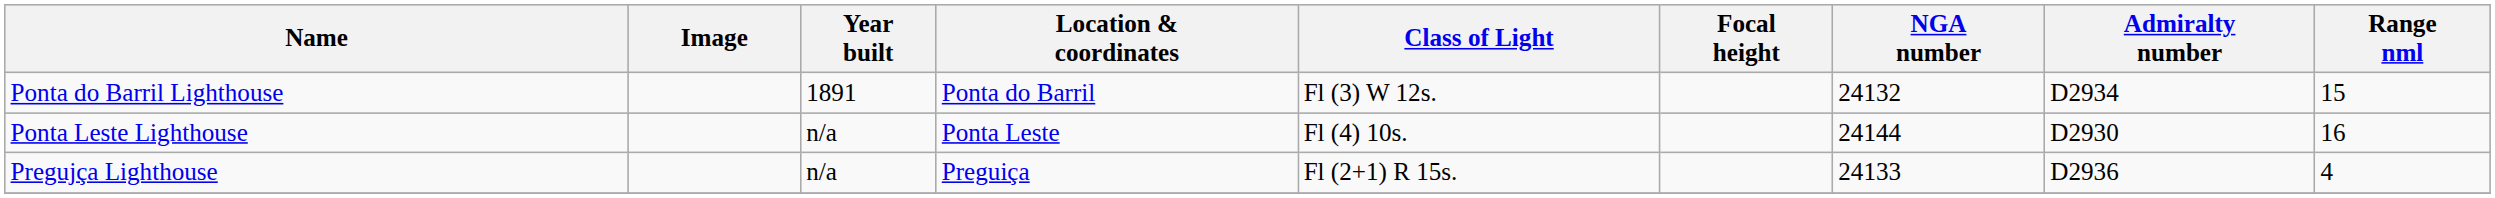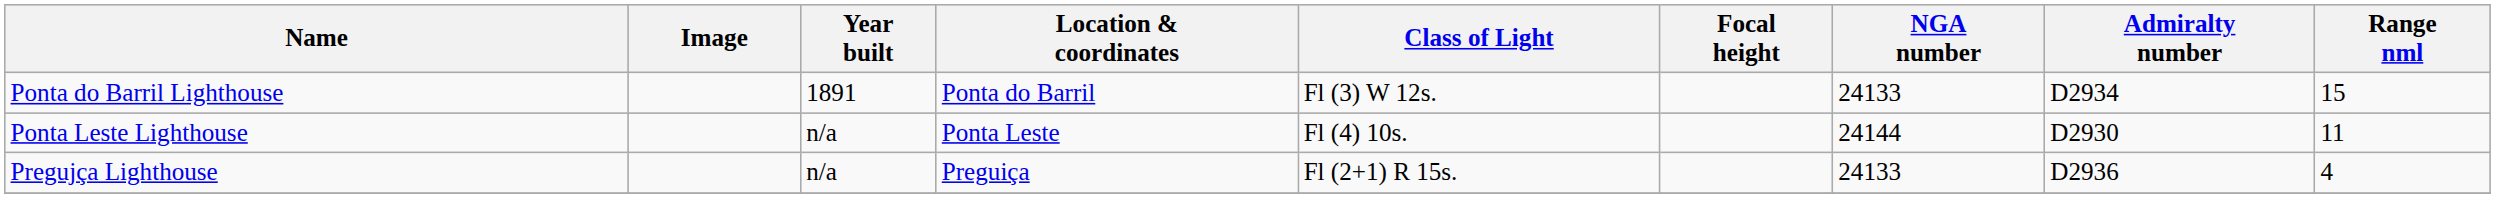(1870, 92) 24132 -> (1870, 92) 24133
(2333, 132) 16 -> (2333, 132) 11
